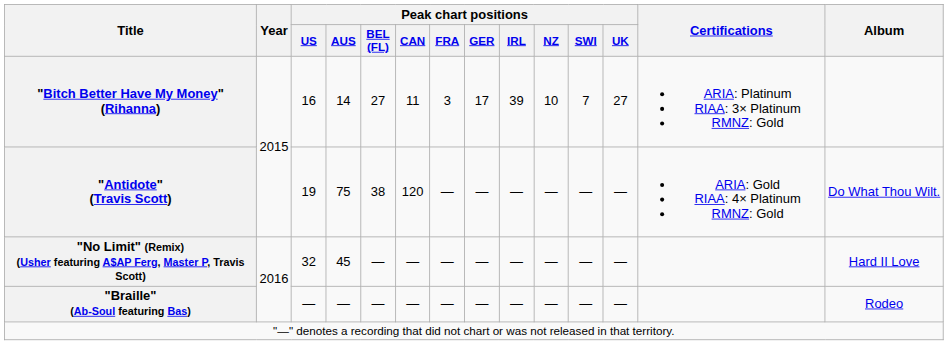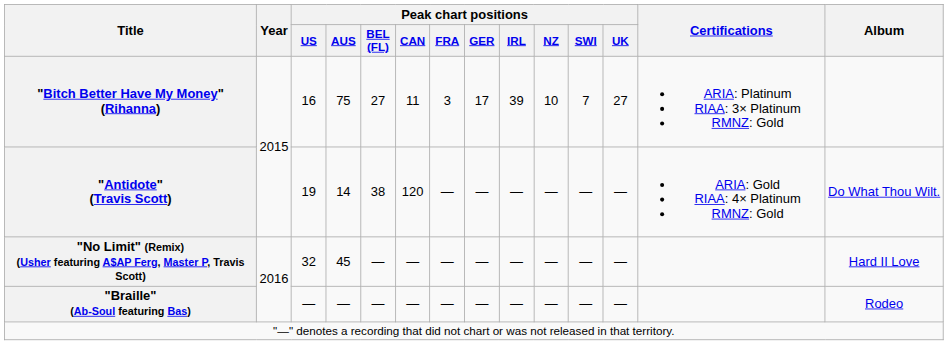(343, 101) 14 -> (343, 101) 75
(343, 191) 75 -> (343, 191) 14
